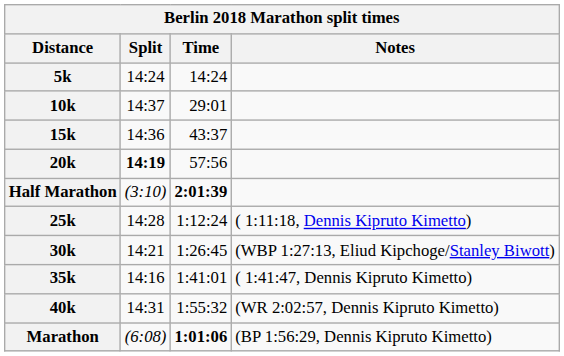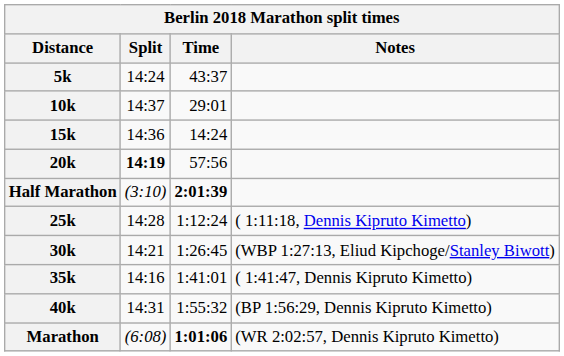(208, 76) 14:24 -> (208, 76) 43:37
(208, 134) 43:37 -> (208, 134) 14:24
(367, 307) (WR 2:02:57, Dennis Kipruto Kimetto) -> (364, 307) (BP 1:56:29, Dennis Kipruto Kimetto)
(364, 336) (BP 1:56:29, Dennis Kipruto Kimetto) -> (367, 336) (WR 2:02:57, Dennis Kipruto Kimetto)
